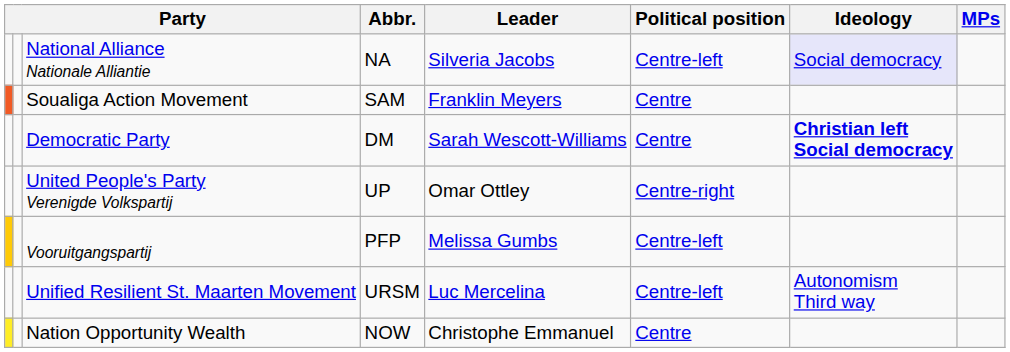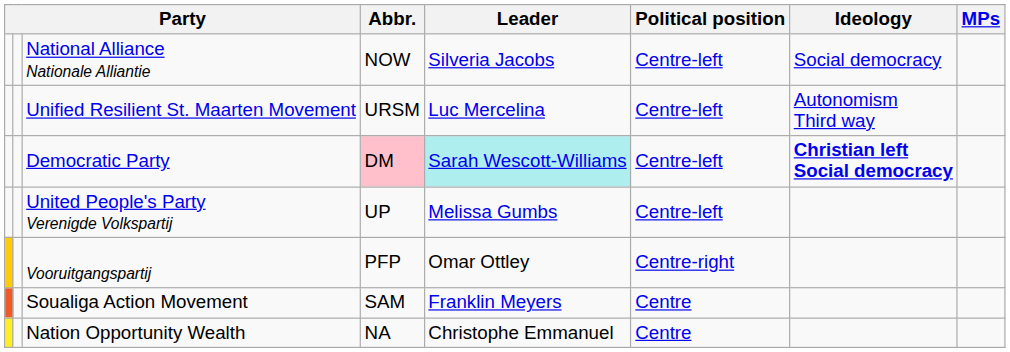(378, 59) NA -> (387, 59) NOW
(868, 59) lavender background -> (868, 59) no background
rows swapped: (191, 292) <-> (137, 99)
(379, 140) no background -> (379, 161) pink background
(528, 140) no background -> (528, 161) paleturquoise background
(663, 140) Centre -> (679, 161) Centre-left
(479, 190) Omar Ottley -> (493, 211) Melissa Gumbs
(685, 190) Centre-right -> (679, 211) Centre-left
(493, 241) Melissa Gumbs -> (479, 262) Omar Ottley
(679, 241) Centre-left -> (685, 262) Centre-right
(387, 332) NOW -> (378, 332) NA
